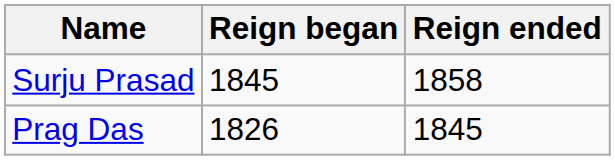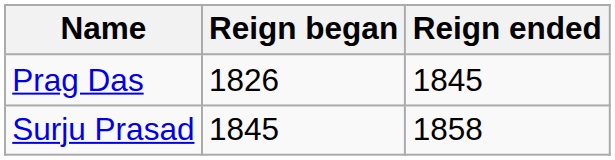rows swapped: (78, 129) <-> (103, 79)
